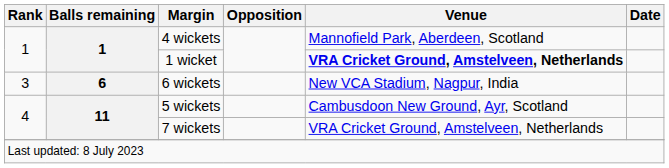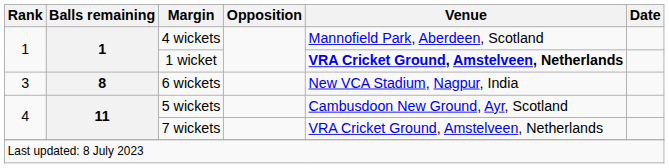(102, 83) 6 -> (102, 83) 8
